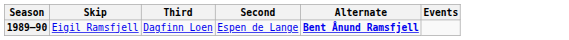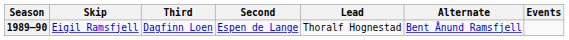+ column: (352, 12)
(361, 28) bold -> (464, 28) normal
